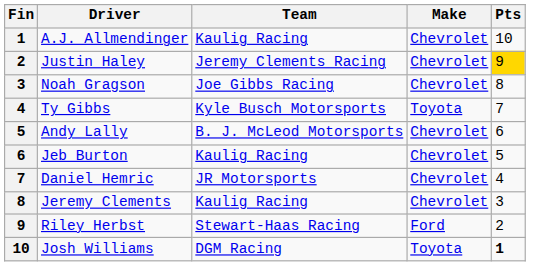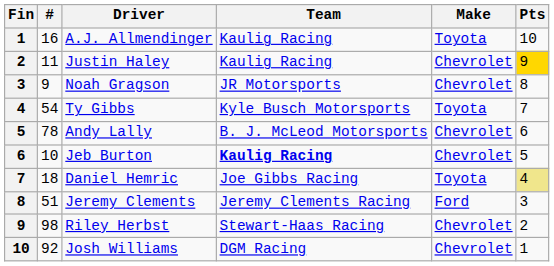+ column: (50, 17)
(449, 40) Chevrolet -> (461, 40) Toyota
(291, 63) Jeremy Clements Racing -> (276, 63) Kaulig Racing
(265, 87) Joe Gibbs Racing -> (280, 87) JR Motorsports
(252, 157) normal -> (276, 157) bold
(256, 180) JR Motorsports -> (289, 180) Joe Gibbs Racing
(449, 180) Chevrolet -> (461, 180) Toyota
(500, 180) no background -> (524, 180) khaki background
(252, 203) Kaulig Racing -> (315, 203) Jeremy Clements Racing
(449, 203) Chevrolet -> (452, 203) Ford
(428, 227) Ford -> (474, 227) Chevrolet
(436, 250) Toyota -> (474, 250) Chevrolet
(500, 250) bold -> (524, 250) normal
